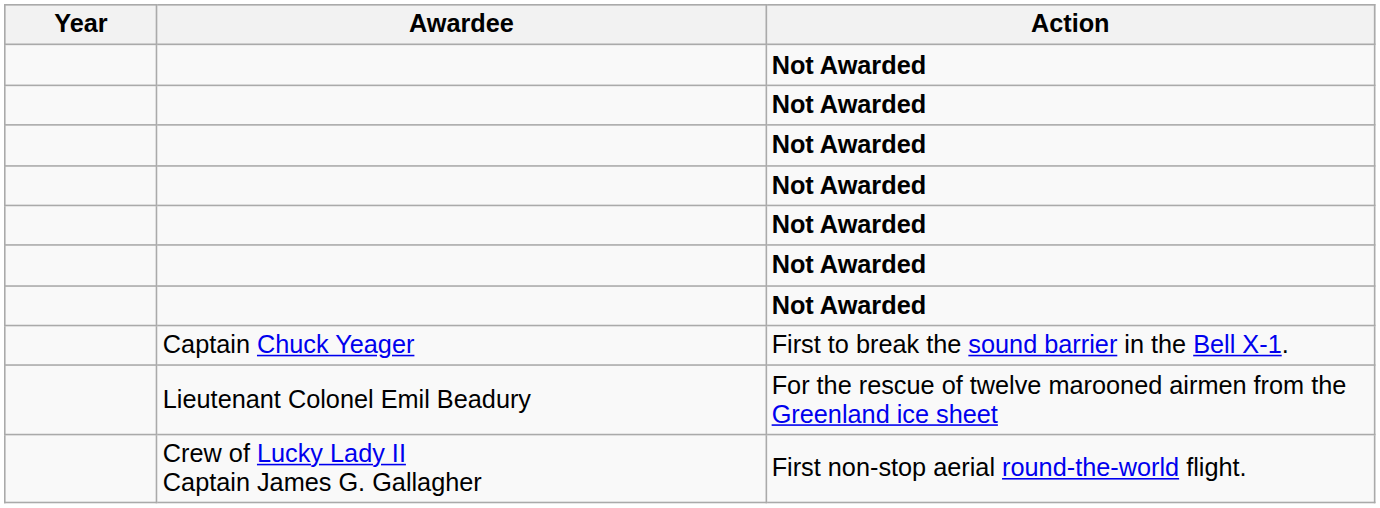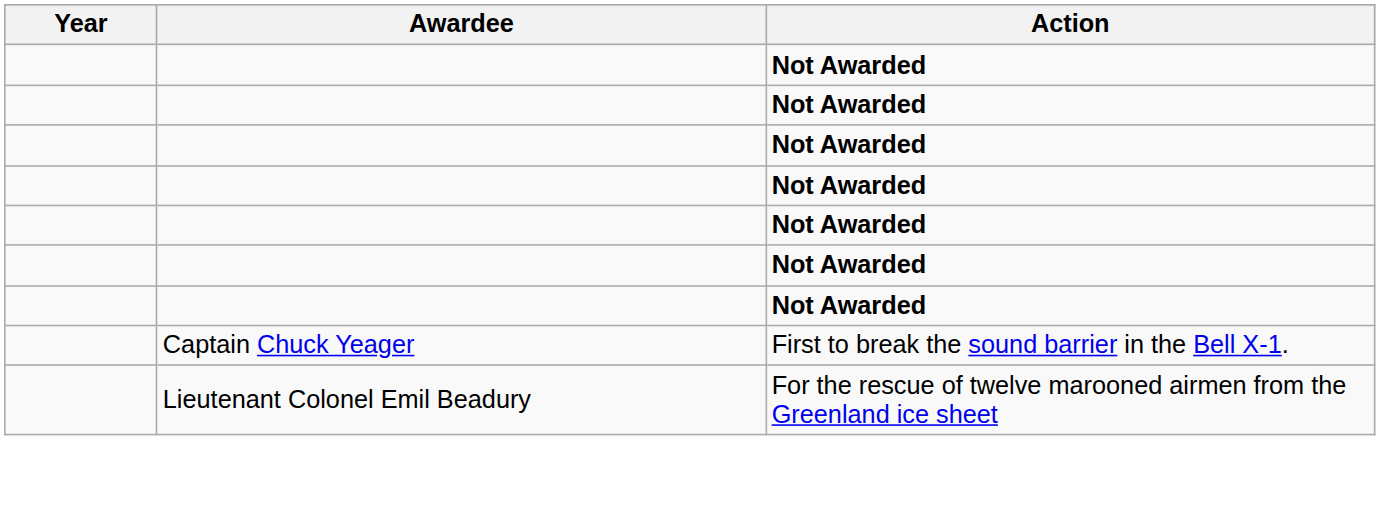- row: (322, 468)
